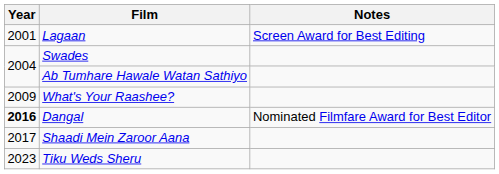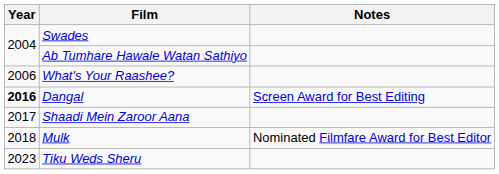- row: (64, 35)
(22, 96) 2009 -> (22, 76) 2006
(372, 117) Nominated Filmfare Award for Best Editor -> (339, 96) Screen Award for Best Editing
+ row: (56, 138)
